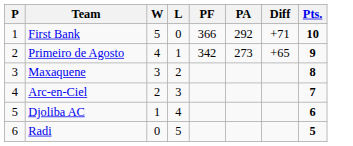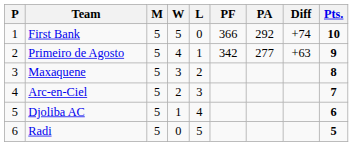+ column: (157, 14)
(280, 33) +71 -> (301, 33) +74
(244, 53) 273 -> (265, 53) 277
(280, 53) +65 -> (301, 53) +63
